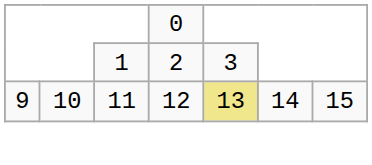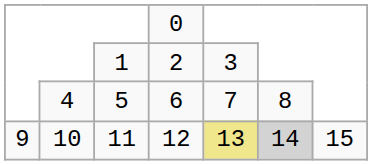+ row: (67, 101)
(285, 101) no background -> (285, 140) lightgrey background
